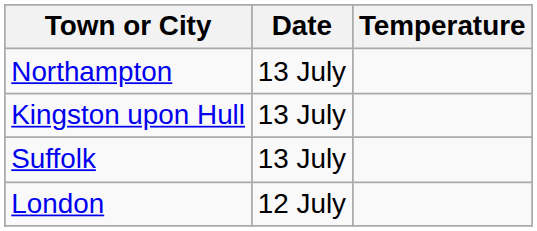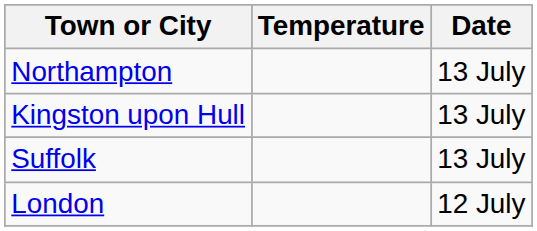columns swapped: (442, 26) <-> (302, 26)
